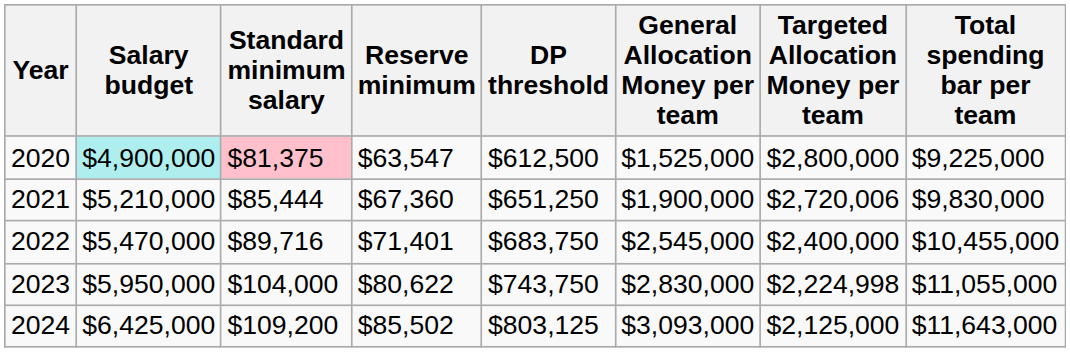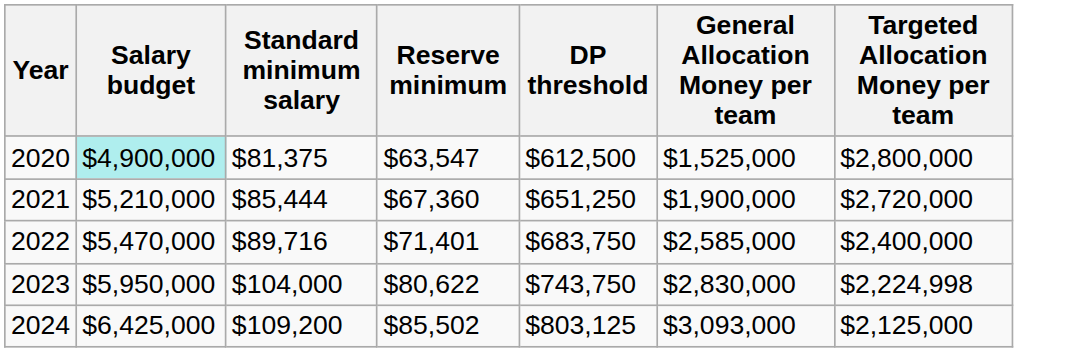- column: (985, 70)
(275, 157) pink background -> (280, 157) no background
(833, 199) $2,720,006 -> (907, 199) $2,720,000
(688, 241) $2,545,000 -> (729, 241) $2,585,000
